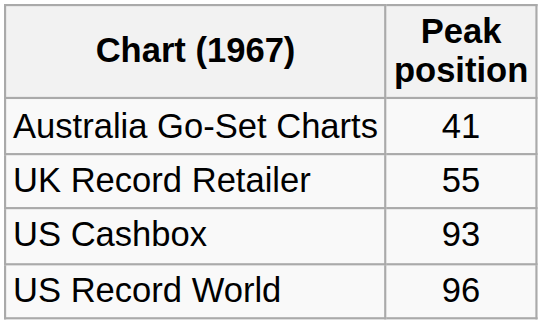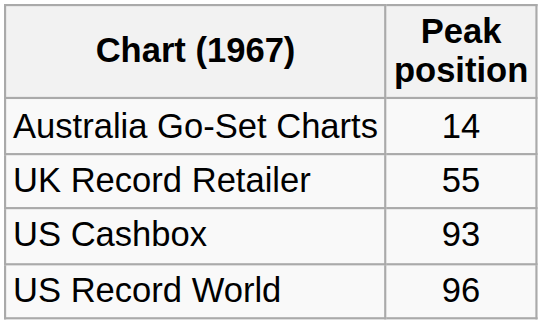(461, 125) 41 -> (461, 125) 14
